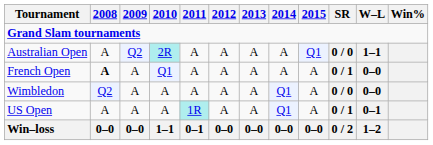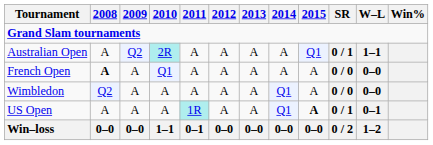(342, 52) 0 / 0 -> (342, 52) 0 / 1
(342, 71) 0 / 1 -> (342, 71) 0 / 0
(314, 110) normal -> (314, 110) bold
